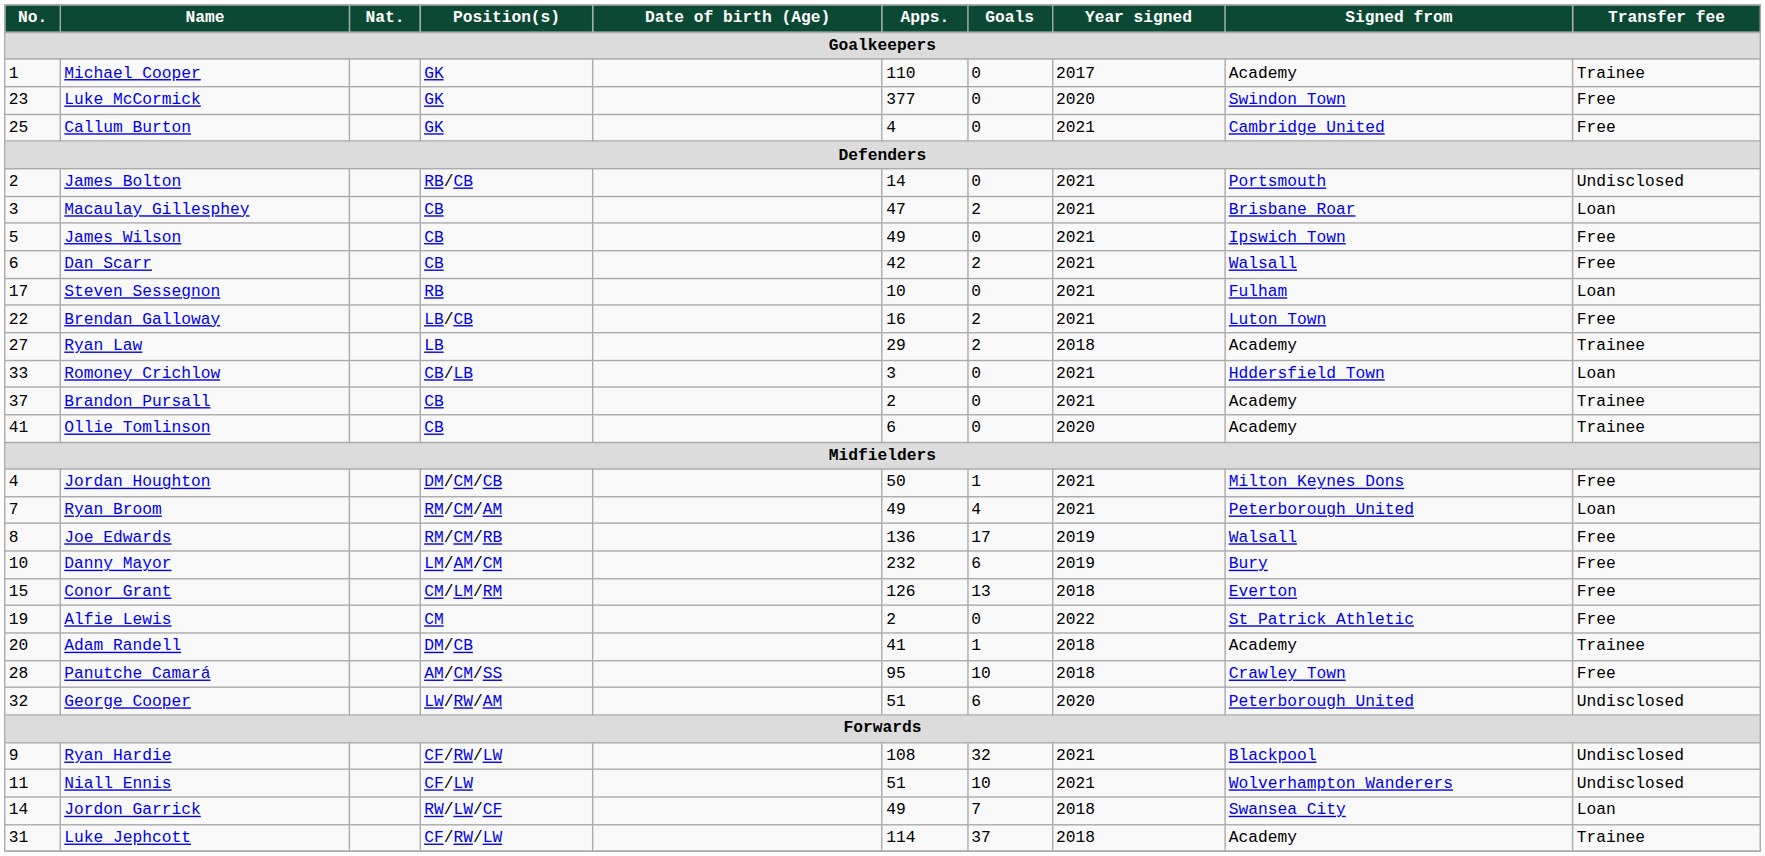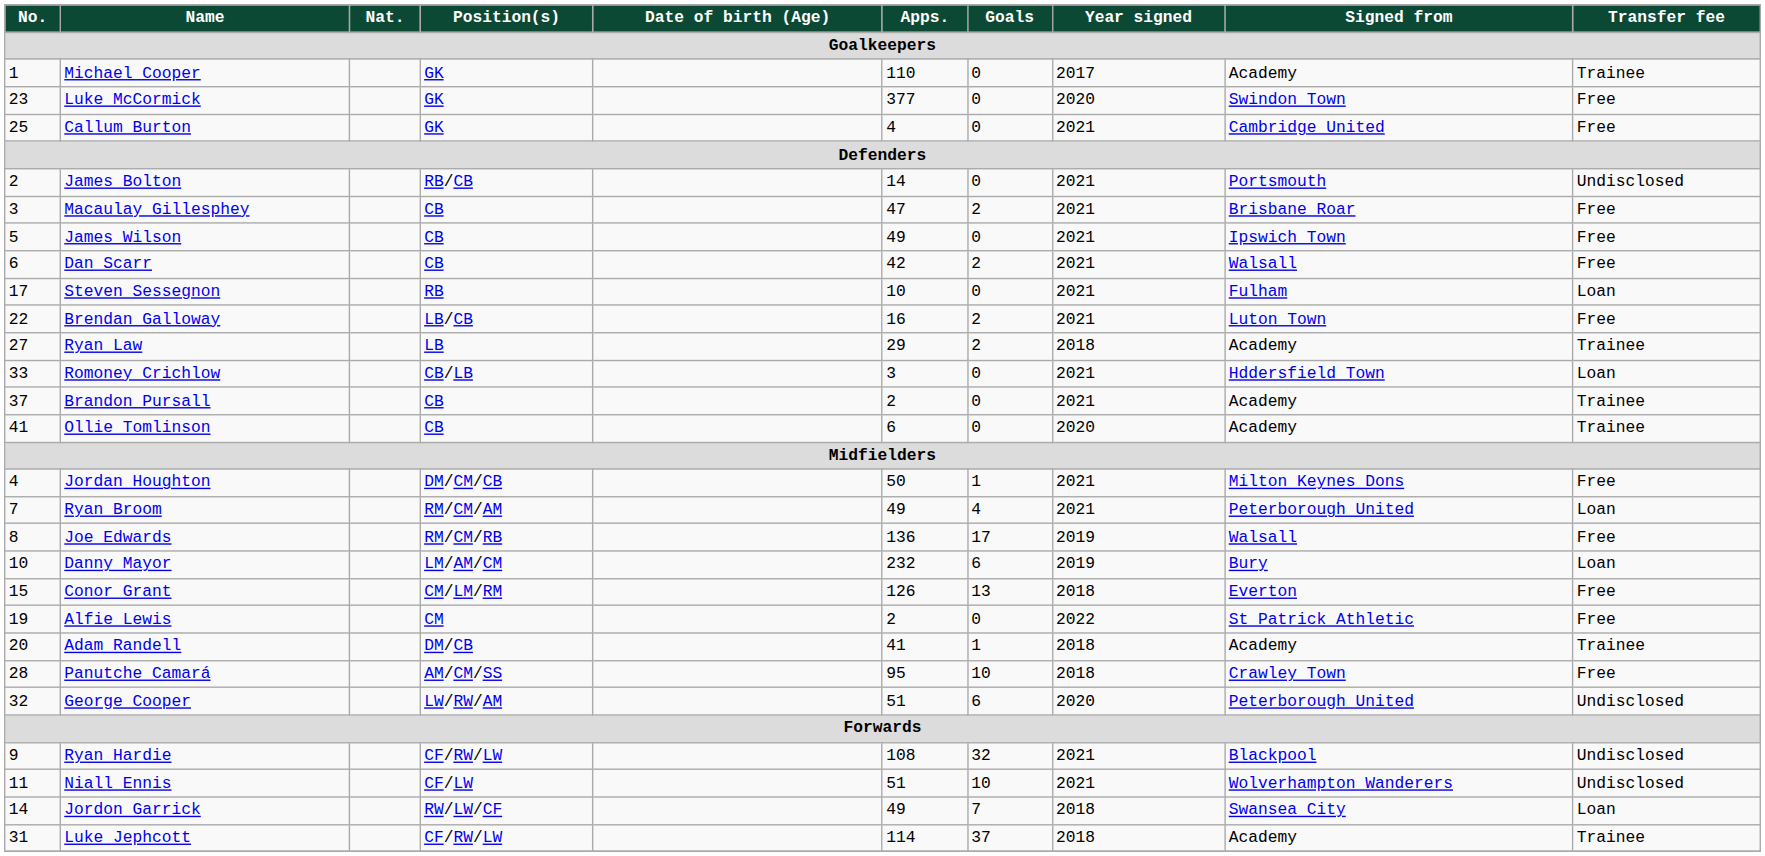(1596, 209) Loan -> (1596, 209) Free
(1596, 564) Free -> (1596, 564) Loan
